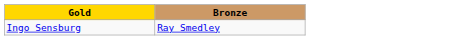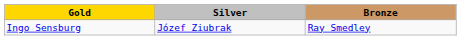+ column: (230, 12)
